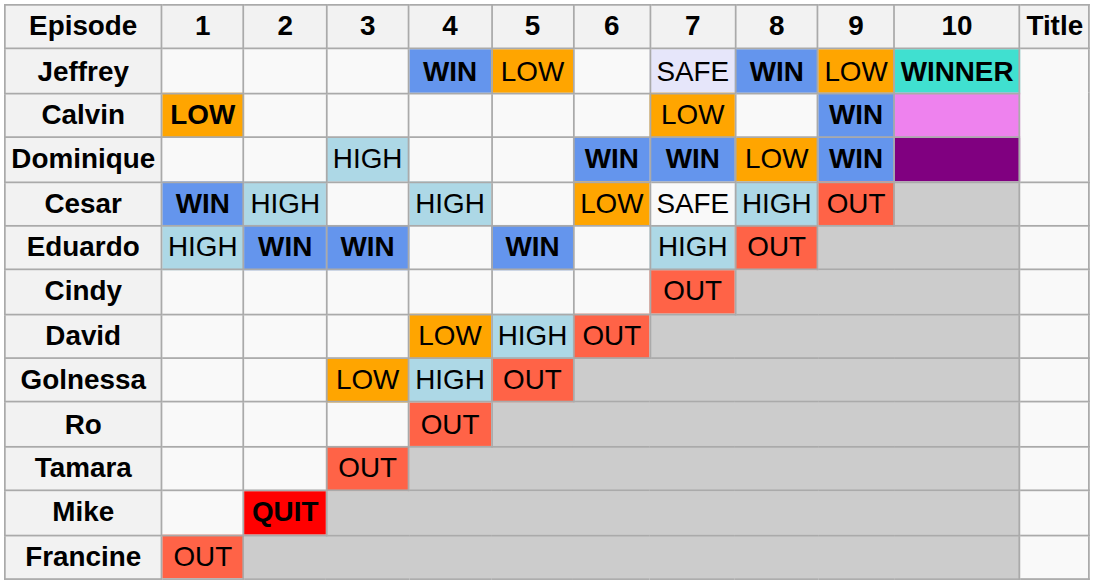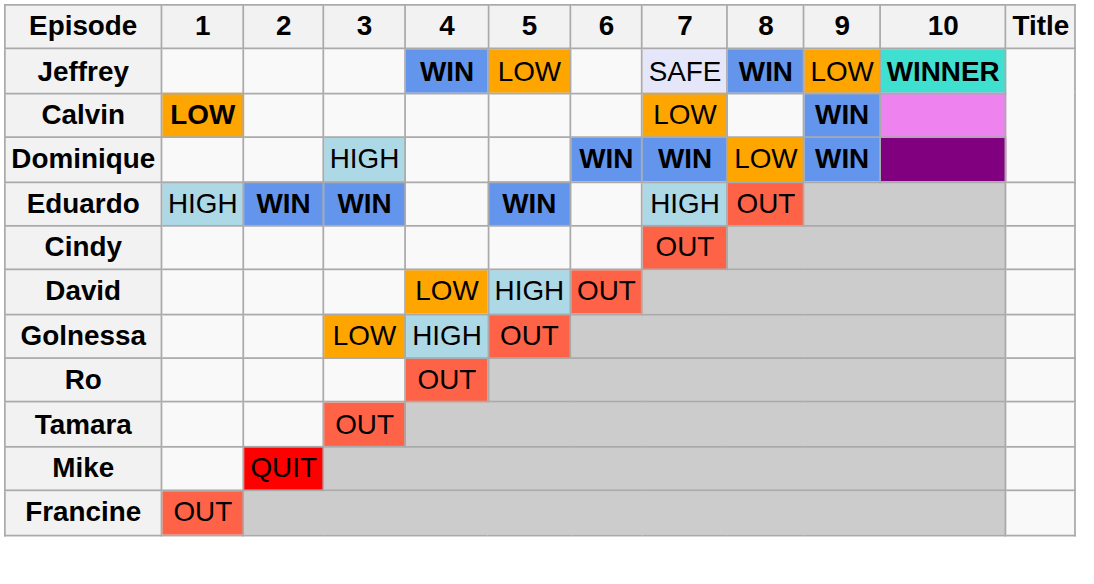- row: (83, 203)
(285, 512) bold -> (284, 468) normal
